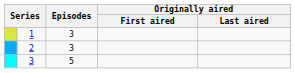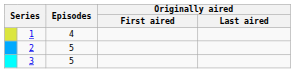(72, 34) 3 -> (72, 34) 4
(72, 48) 3 -> (72, 48) 5
